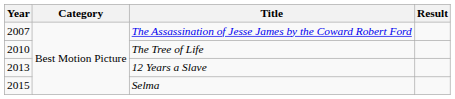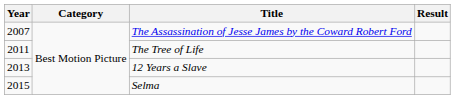(18, 49) 2010 -> (18, 49) 2011
